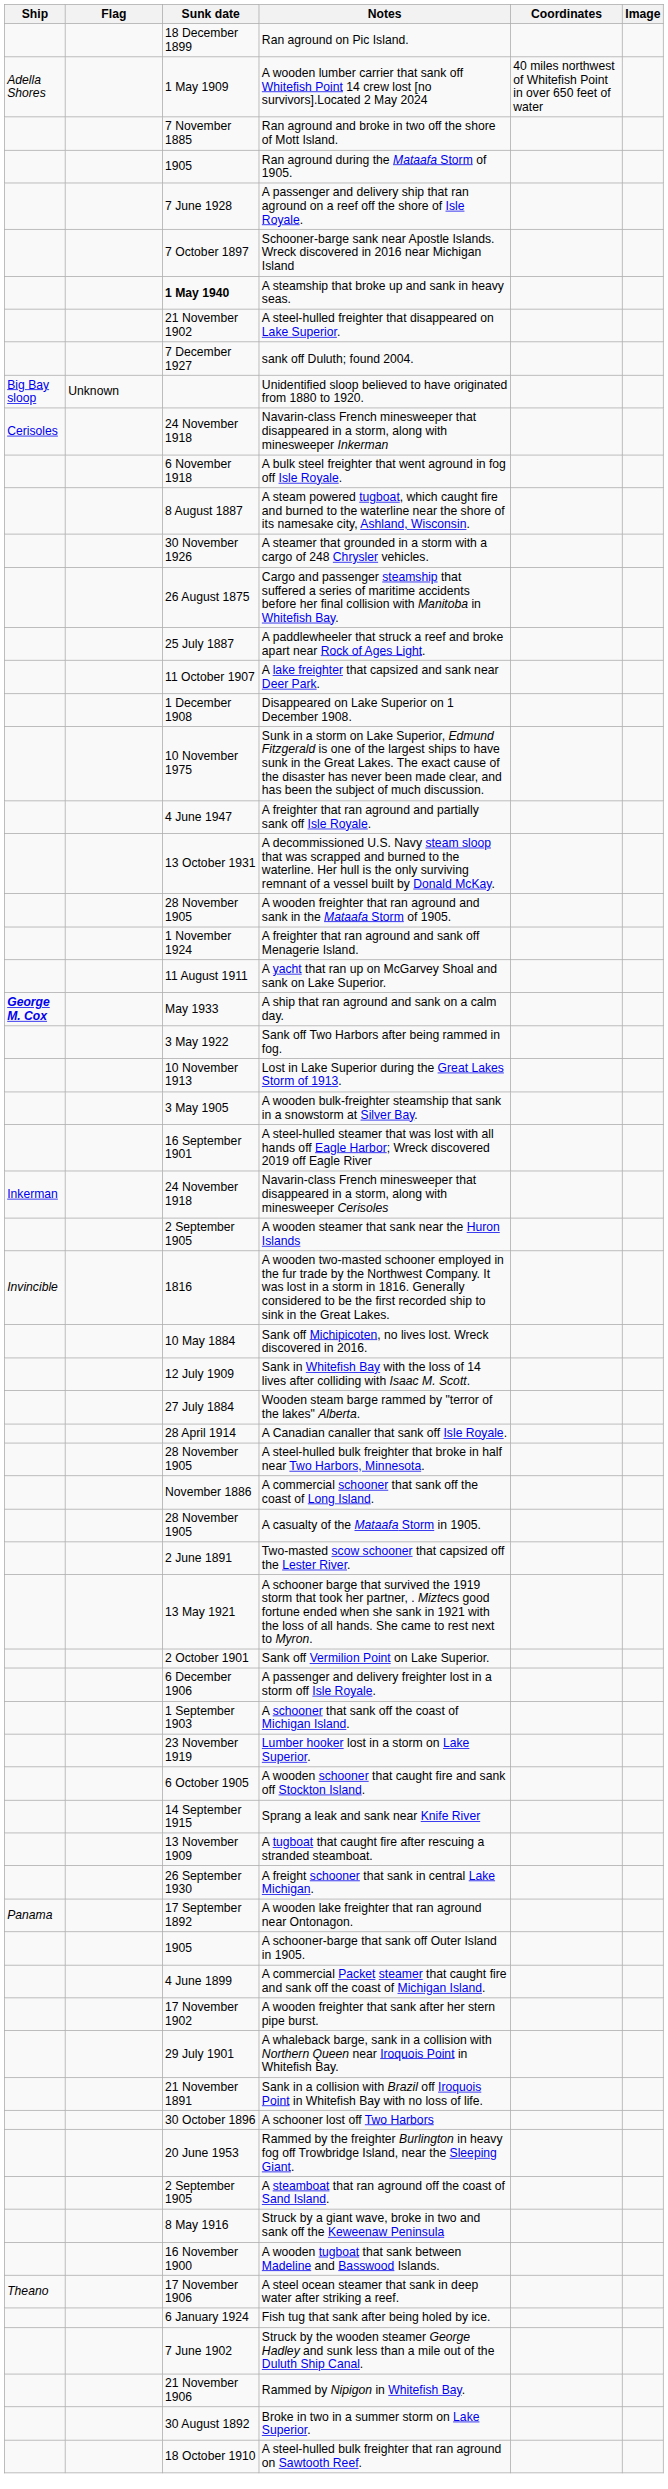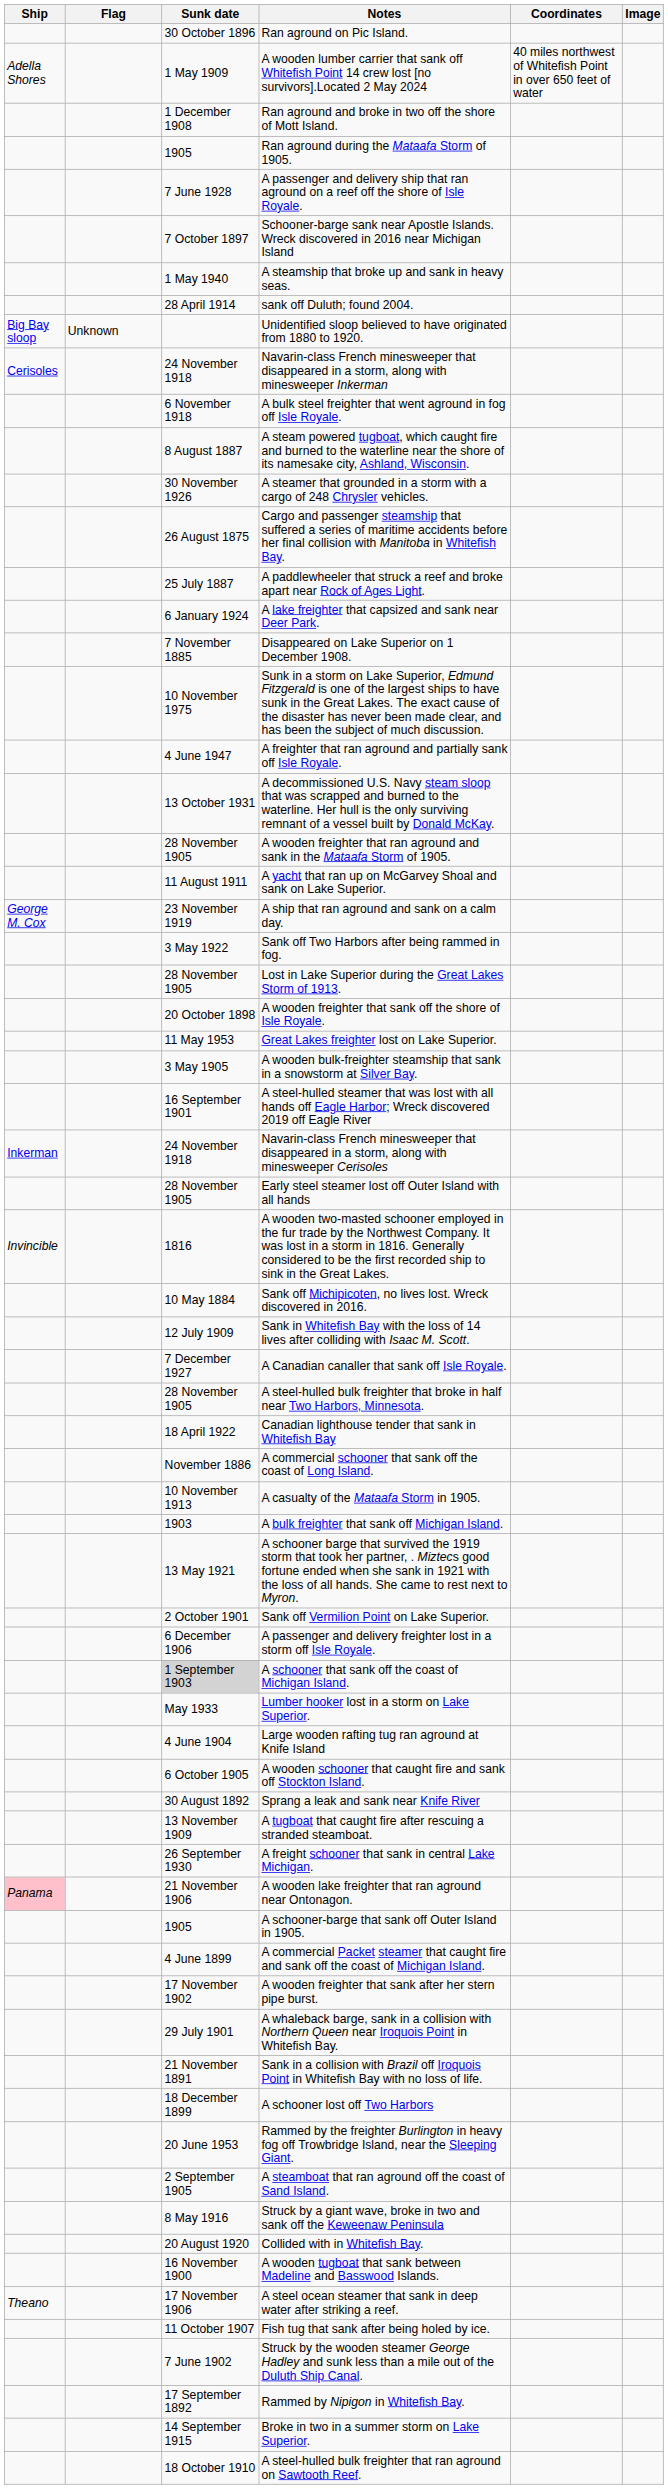(202, 40) 18 December 1899 -> (210, 33) 30 October 1896
(198, 133) 7 November 1885 -> (198, 119) 1 December 1908
(197, 292) bold -> (196, 279) normal
- row: (378, 325)
(198, 358) 7 December 1927 -> (200, 305) 28 April 1914
(210, 677) 11 October 1907 -> (207, 616) 6 January 1924
(198, 710) 1 December 1908 -> (198, 649) 7 November 1885
- row: (371, 943)
(28, 1009) bold -> (27, 915) normal
(192, 1009) May 1933 -> (201, 915) 23 November 1919
(202, 1075) 10 November 1913 -> (201, 981) 28 November 1905
+ row: (381, 1014)
+ row: (379, 1040)
- row: (381, 1234)
+ row: (380, 1193)
- row: (377, 1407)
(201, 1433) 28 April 1914 -> (198, 1366) 7 December 1927
+ row: (369, 1432)
(202, 1525) 28 November 1905 -> (201, 1498) 10 November 1913
+ row: (382, 1524)
- row: (383, 1558)
(200, 1717) no background -> (199, 1676) lightgrey background
(202, 1750) 23 November 1919 -> (191, 1709) May 1933
+ row: (370, 1742)
(203, 1816) 14 September 1915 -> (207, 1801) 30 August 1892
(30, 1915) no background -> (30, 1893) pink background
(203, 1915) 17 September 1892 -> (201, 1893) 21 November 1906
(210, 2120) 30 October 1896 -> (201, 2105) 18 December 1899
+ row: (342, 2243)
(207, 2317) 6 January 1924 -> (209, 2329) 11 October 1907
(202, 2390) 21 November 1906 -> (203, 2401) 17 September 1892
(207, 2423) 30 August 1892 -> (203, 2434) 14 September 1915
